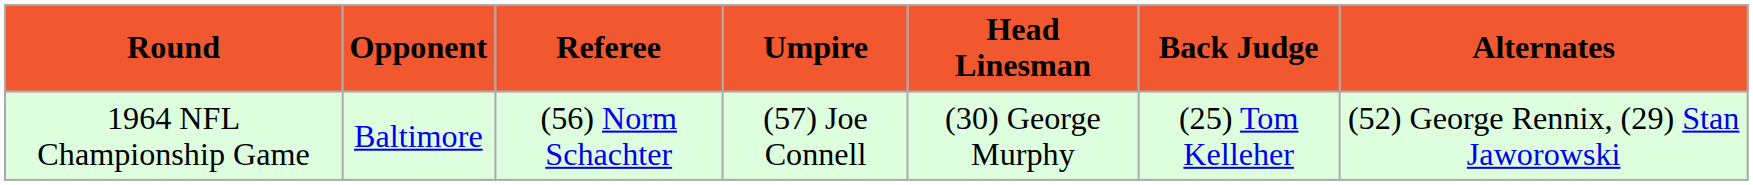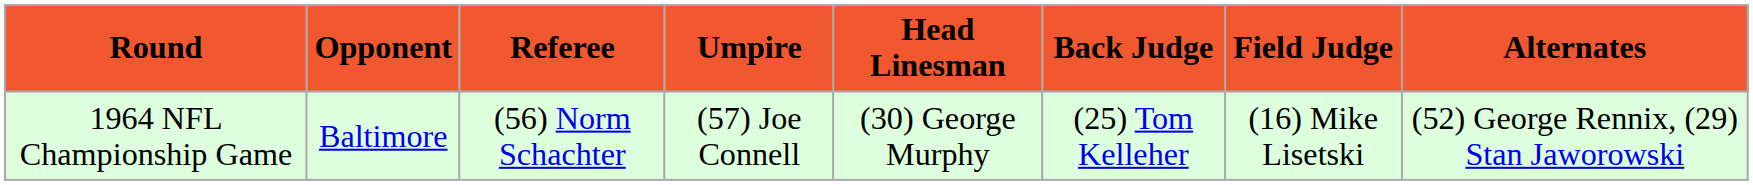+ column: (1313, 48)
